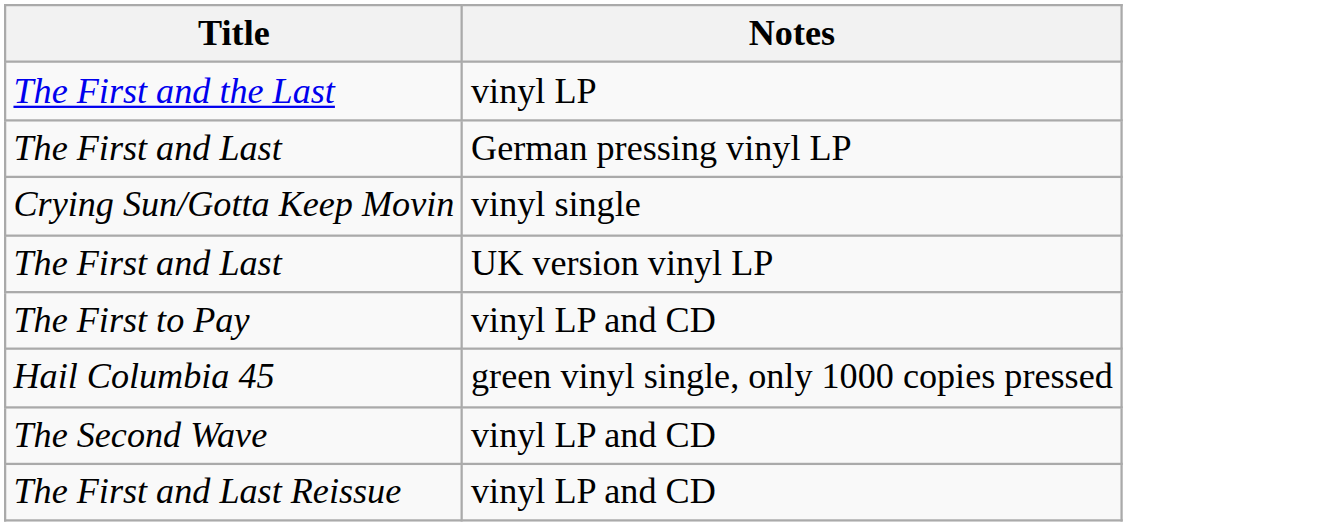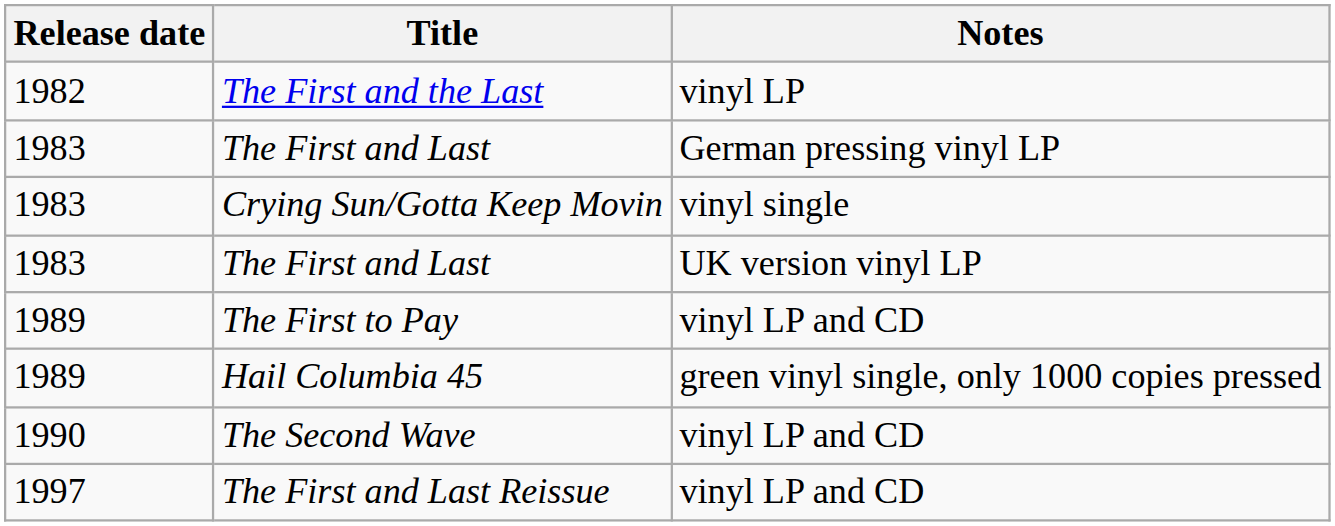+ column: (109, 33)
